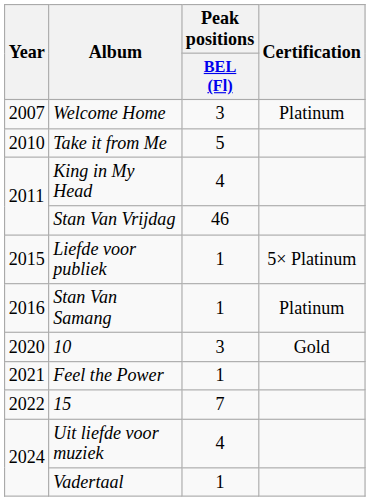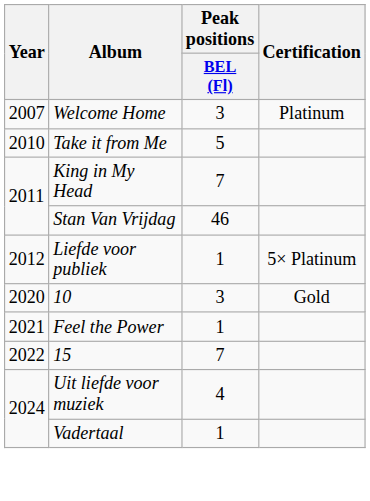(220, 181) 4 -> (220, 181) 7
(27, 259) 2015 -> (27, 259) 2012
- row: (85, 308)
